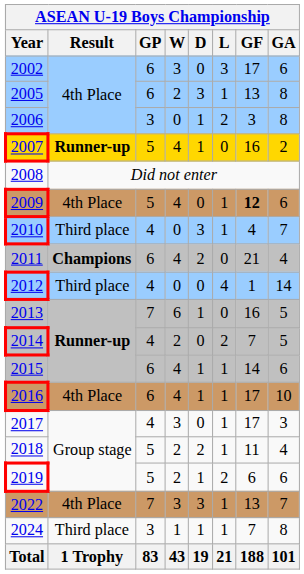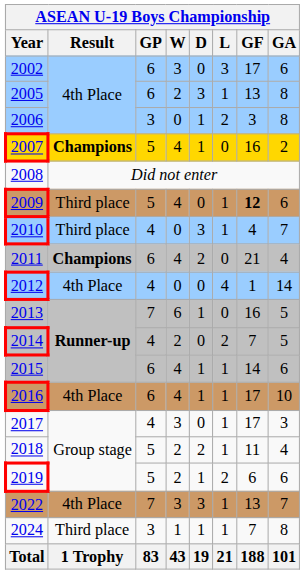(92, 147) Runner-up -> (93, 147) Champions
(92, 202) 4th Place -> (93, 202) Third place
(92, 285) Third place -> (93, 285) 4th Place
